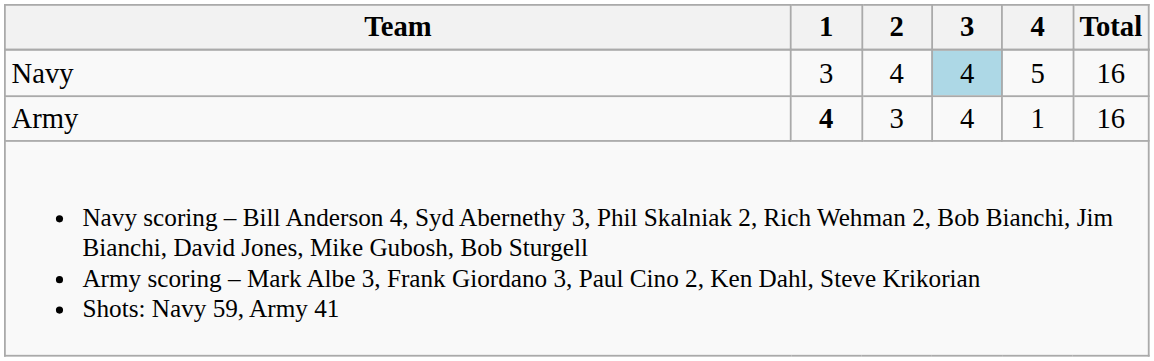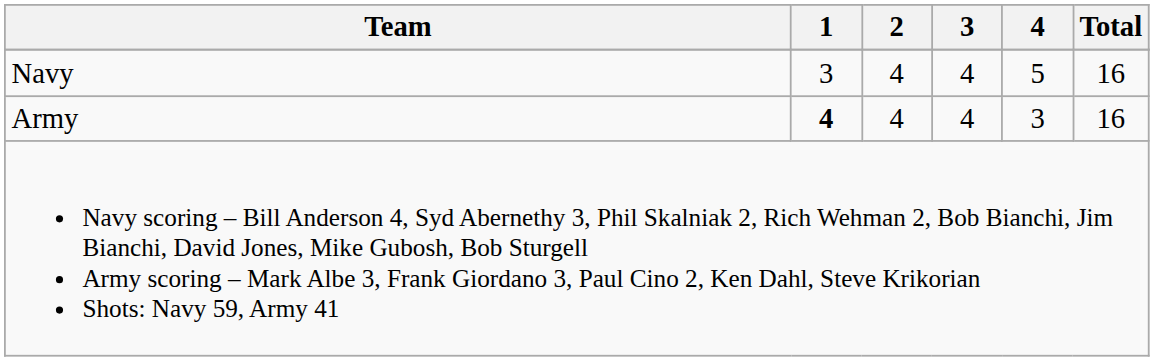(967, 72) lightblue background -> (967, 72) no background
(897, 118) 3 -> (897, 118) 4
(1038, 118) 1 -> (1038, 118) 3
